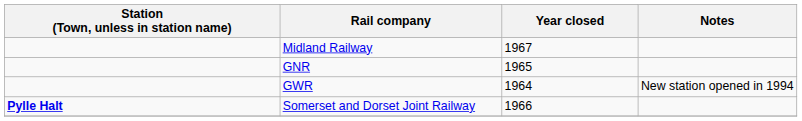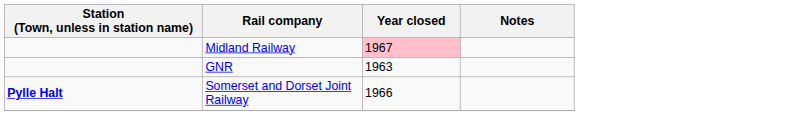(518, 47) no background -> (379, 47) pink background
(518, 67) 1965 -> (379, 67) 1963
- row: (298, 86)
